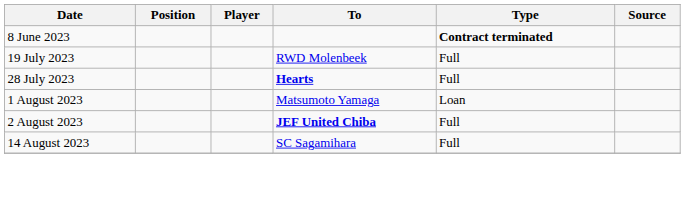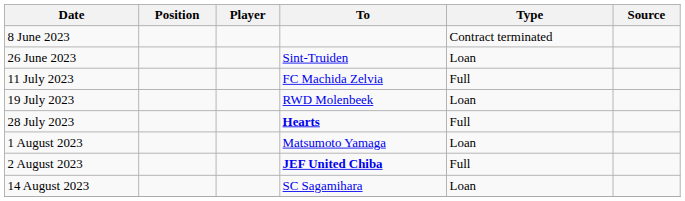(496, 36) bold -> (501, 36) normal
+ row: (42, 57)
+ row: (41, 79)
(449, 57) Full -> (463, 100) Loan
(449, 143) Full -> (463, 185) Loan
